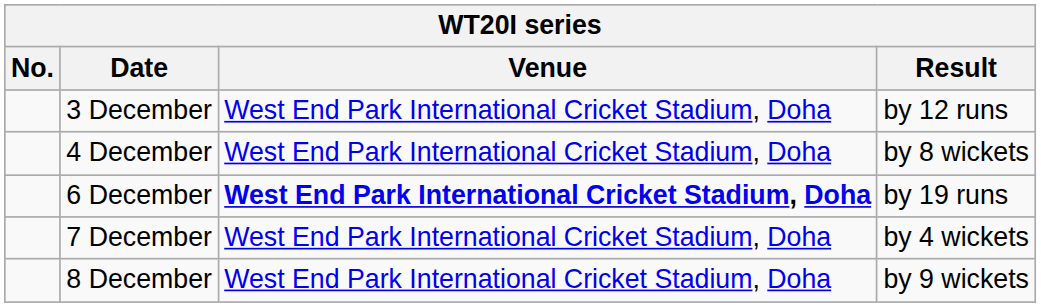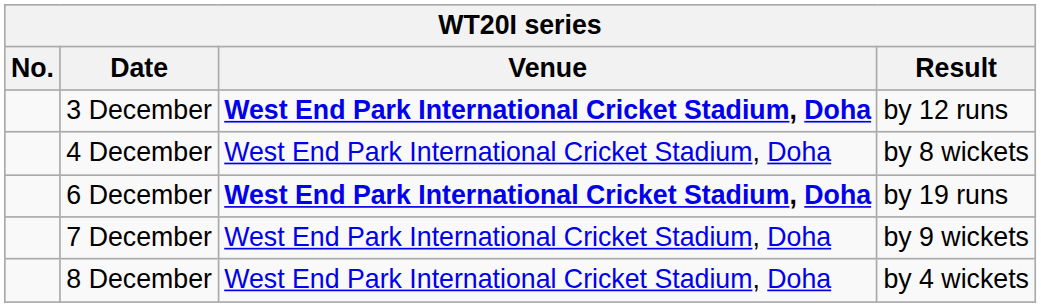(528, 110) normal -> (548, 110) bold
(956, 237) by 4 wickets -> (956, 237) by 9 wickets
(956, 279) by 9 wickets -> (956, 279) by 4 wickets
